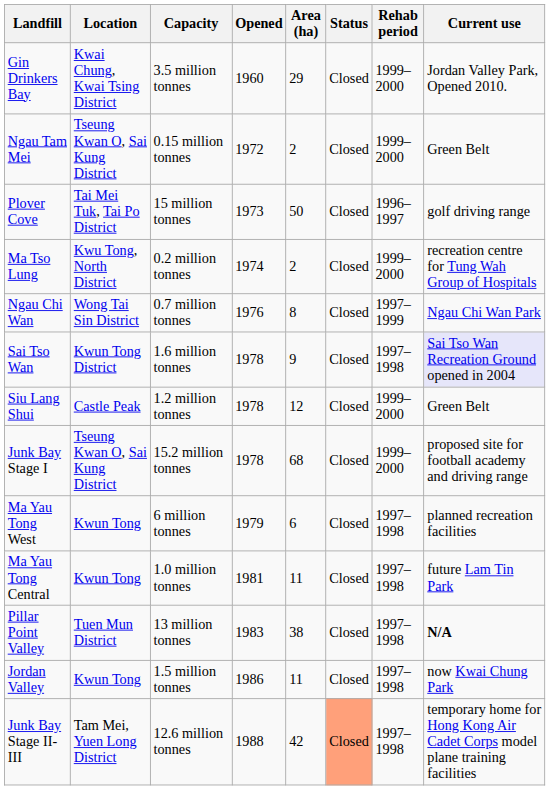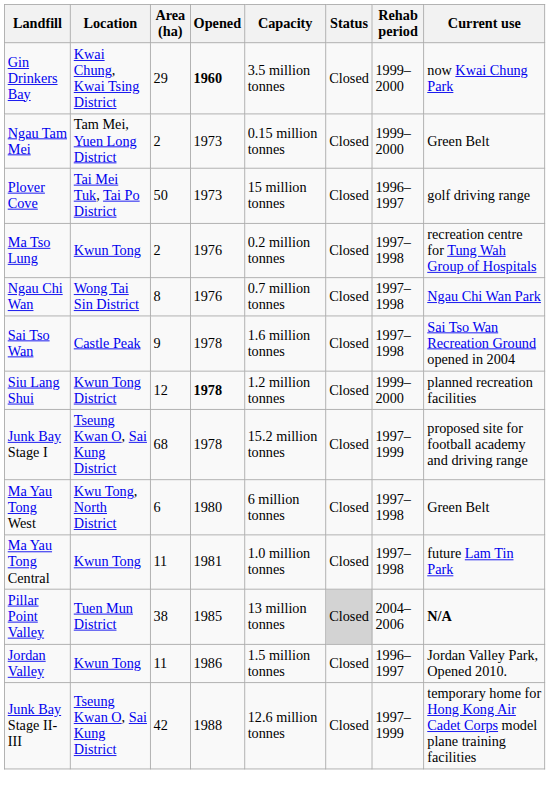columns swapped: (306, 23) <-> (191, 23)
(249, 78) normal -> (208, 78) bold
(483, 78) Jordan Valley Park, Opened 2010. -> (478, 78) now Kwai Chung Park
(110, 149) Tseung Kwan O, Sai Kung District -> (105, 141) Tam Mei, Yuen Long District
(249, 149) 1972 -> (208, 141) 1973
(106, 266) Kwu Tong, North District -> (107, 250) Kwun Tong
(249, 266) 1974 -> (208, 250) 1976
(393, 266) 1999–2000 -> (393, 250) 1997–1998
(393, 312) 1997–1999 -> (393, 296) 1997–1998
(107, 359) Kwun Tong District -> (107, 343) Castle Peak
(482, 359) lavender background -> (482, 343) no background
(107, 406) Castle Peak -> (107, 390) Kwun Tong District
(249, 406) normal -> (208, 390) bold
(458, 406) Green Belt -> (480, 390) planned recreation facilities
(393, 460) 1999–2000 -> (393, 444) 1997–1999
(107, 523) Kwun Tong -> (106, 507) Kwu Tong, North District
(249, 523) 1979 -> (208, 507) 1980
(480, 523) planned recreation facilities -> (458, 507) Green Belt
(249, 632) 1983 -> (208, 616) 1985
(349, 632) no background -> (349, 616) lightgrey background
(393, 632) 1997–1998 -> (393, 616) 2004–2006
(393, 679) 1997–1998 -> (393, 663) 1996–1997
(478, 679) now Kwai Chung Park -> (483, 663) Jordan Valley Park, Opened 2010.
(105, 741) Tam Mei, Yuen Long District -> (110, 725) Tseung Kwan O, Sai Kung District
(349, 741) lightsalmon background -> (349, 725) no background
(393, 741) 1997–1998 -> (393, 725) 1997–1999
